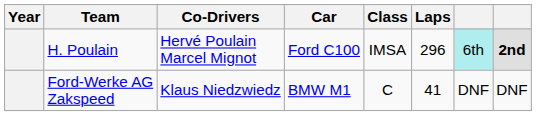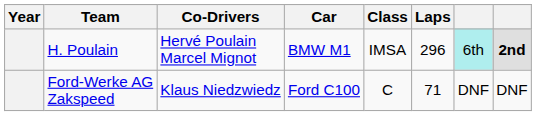(324, 50) Ford C100 -> (319, 50) BMW M1
(319, 91) BMW M1 -> (324, 91) Ford C100
(433, 91) 41 -> (433, 91) 71
